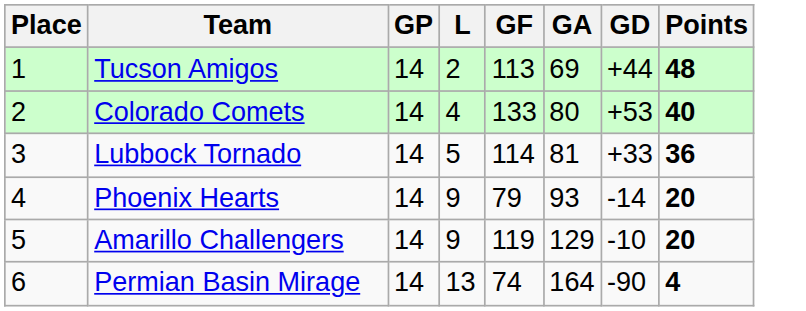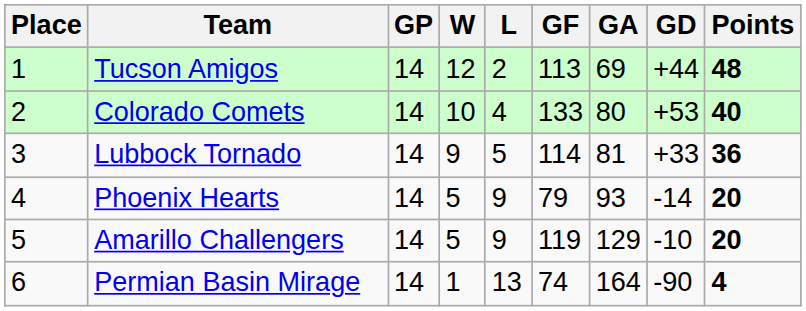+ column: (462, 25)
